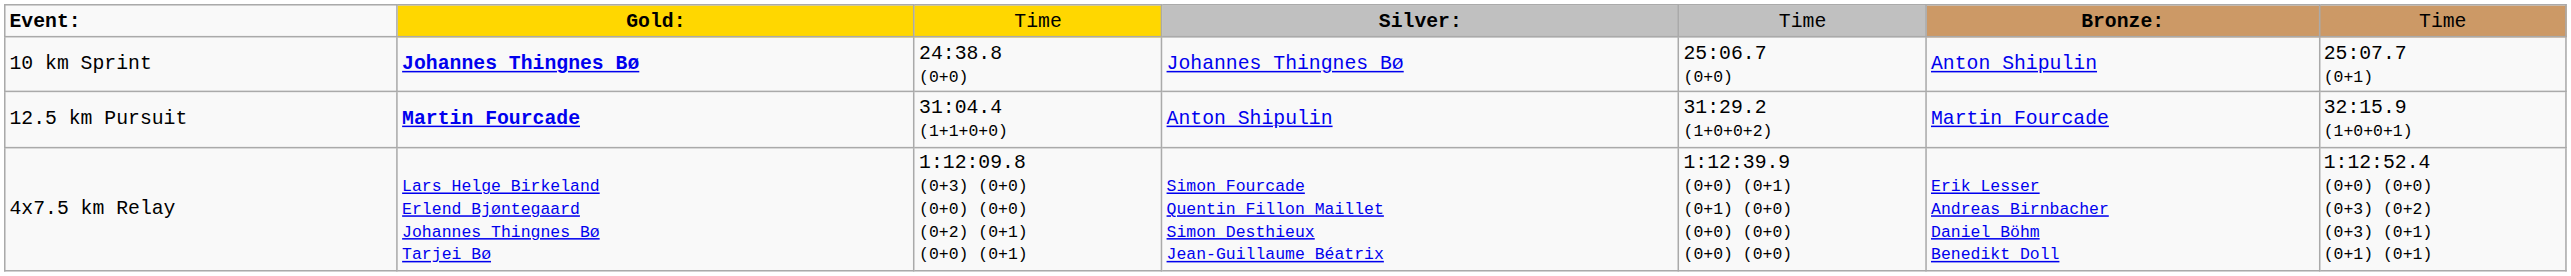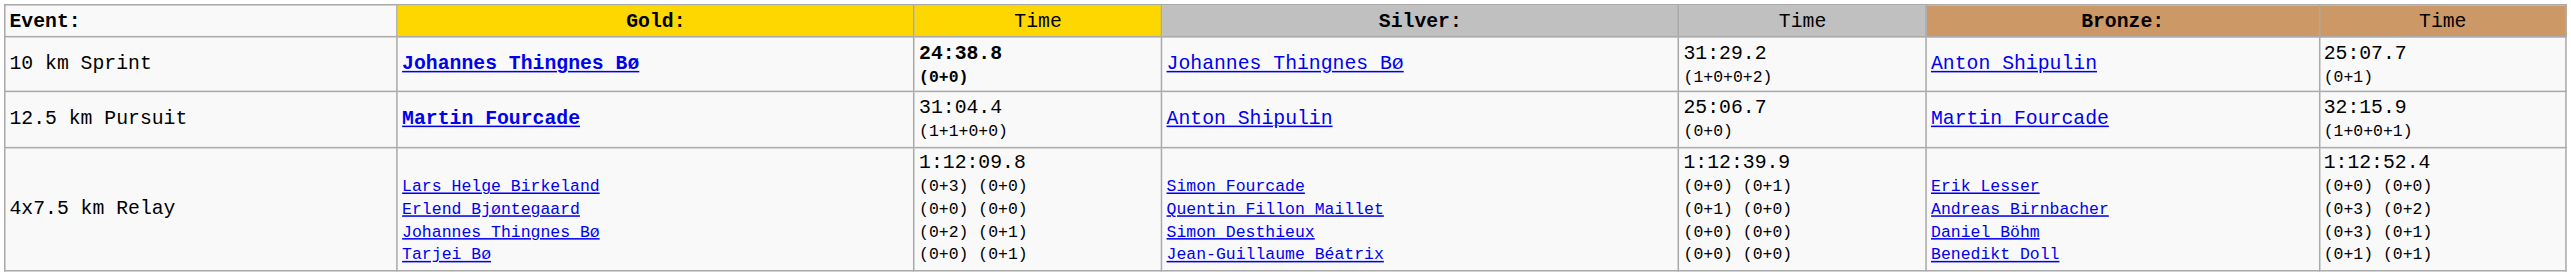(961, 64) normal -> (961, 64) bold
(1725, 64) 25:06.7 (0+0) -> (1728, 64) 31:29.2 (1+0+0+2)
(1728, 119) 31:29.2 (1+0+0+2) -> (1725, 119) 25:06.7 (0+0)
